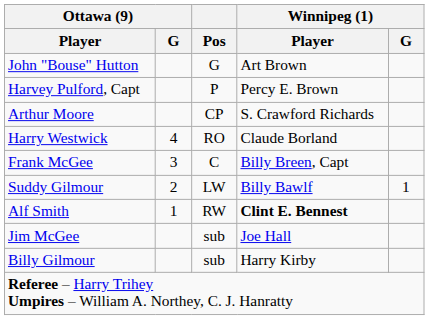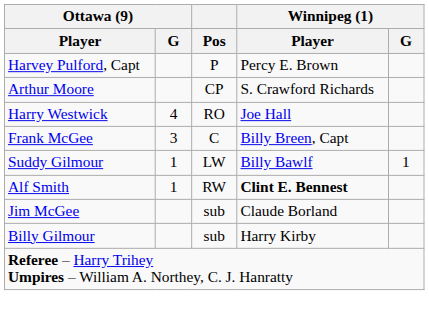- row: (73, 65)
(289, 138) Claude Borland -> (266, 114) Joe Hall
(174, 187) 2 -> (174, 162) 1
(266, 235) Joe Hall -> (289, 211) Claude Borland
